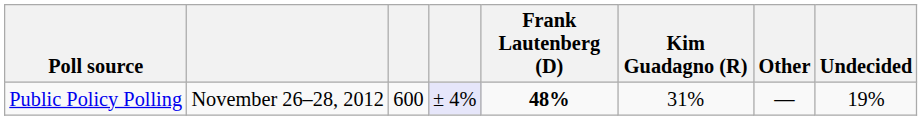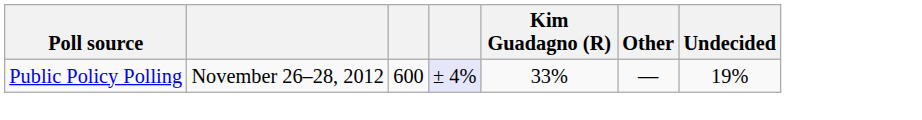- column: (549, 43)
(686, 98) 31% -> (549, 75) 33%
